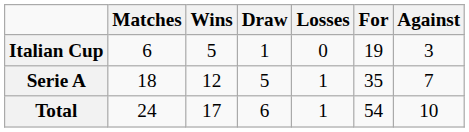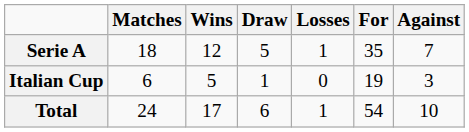rows swapped: (56, 80) <-> (56, 50)
